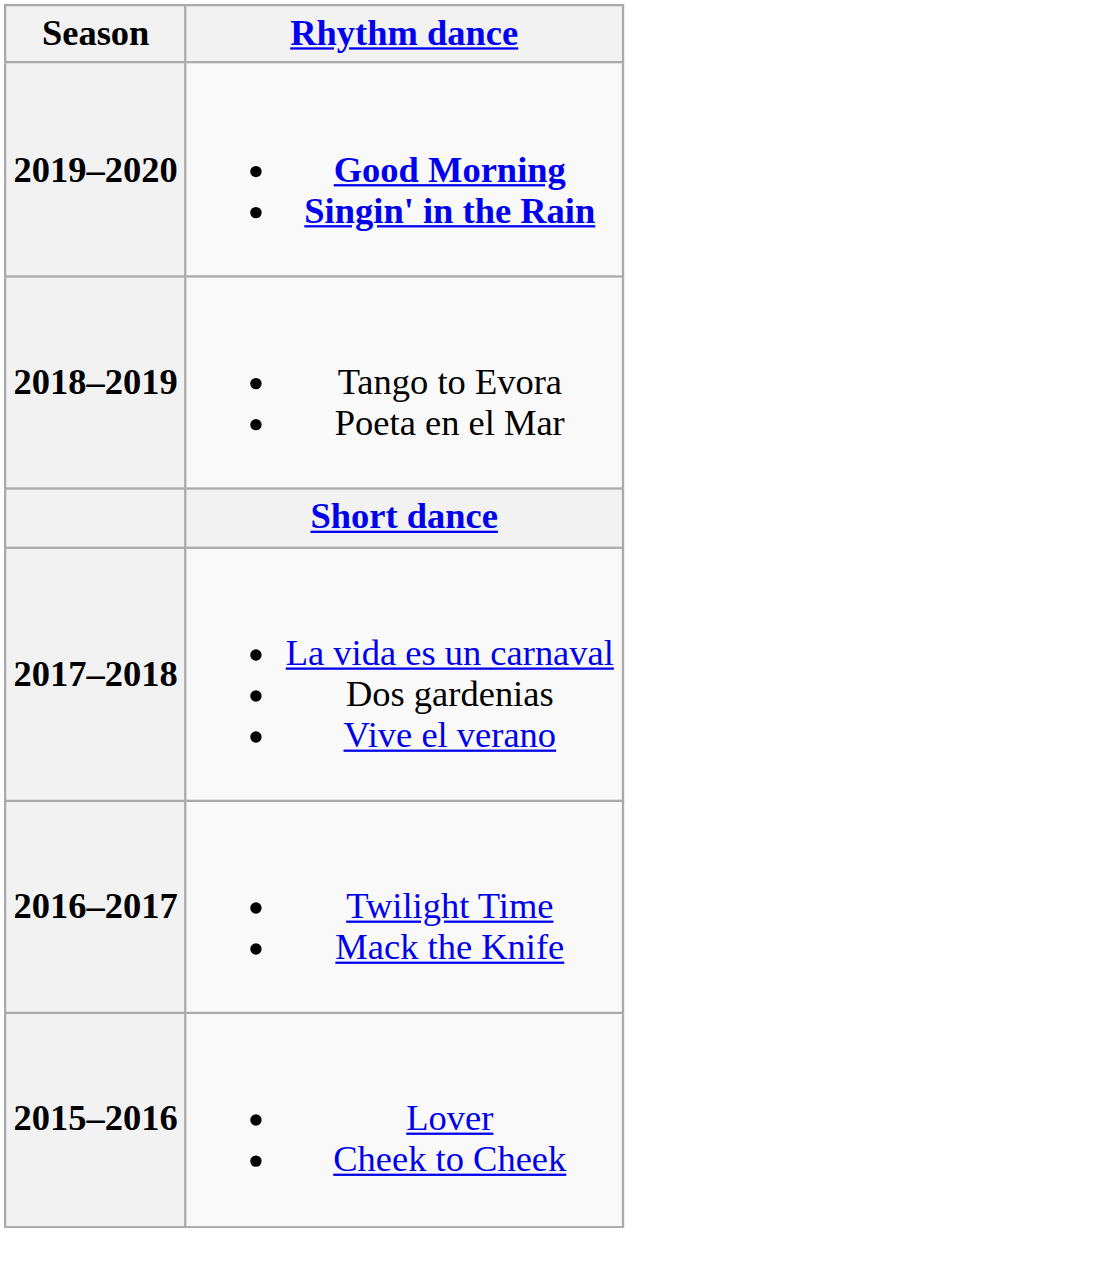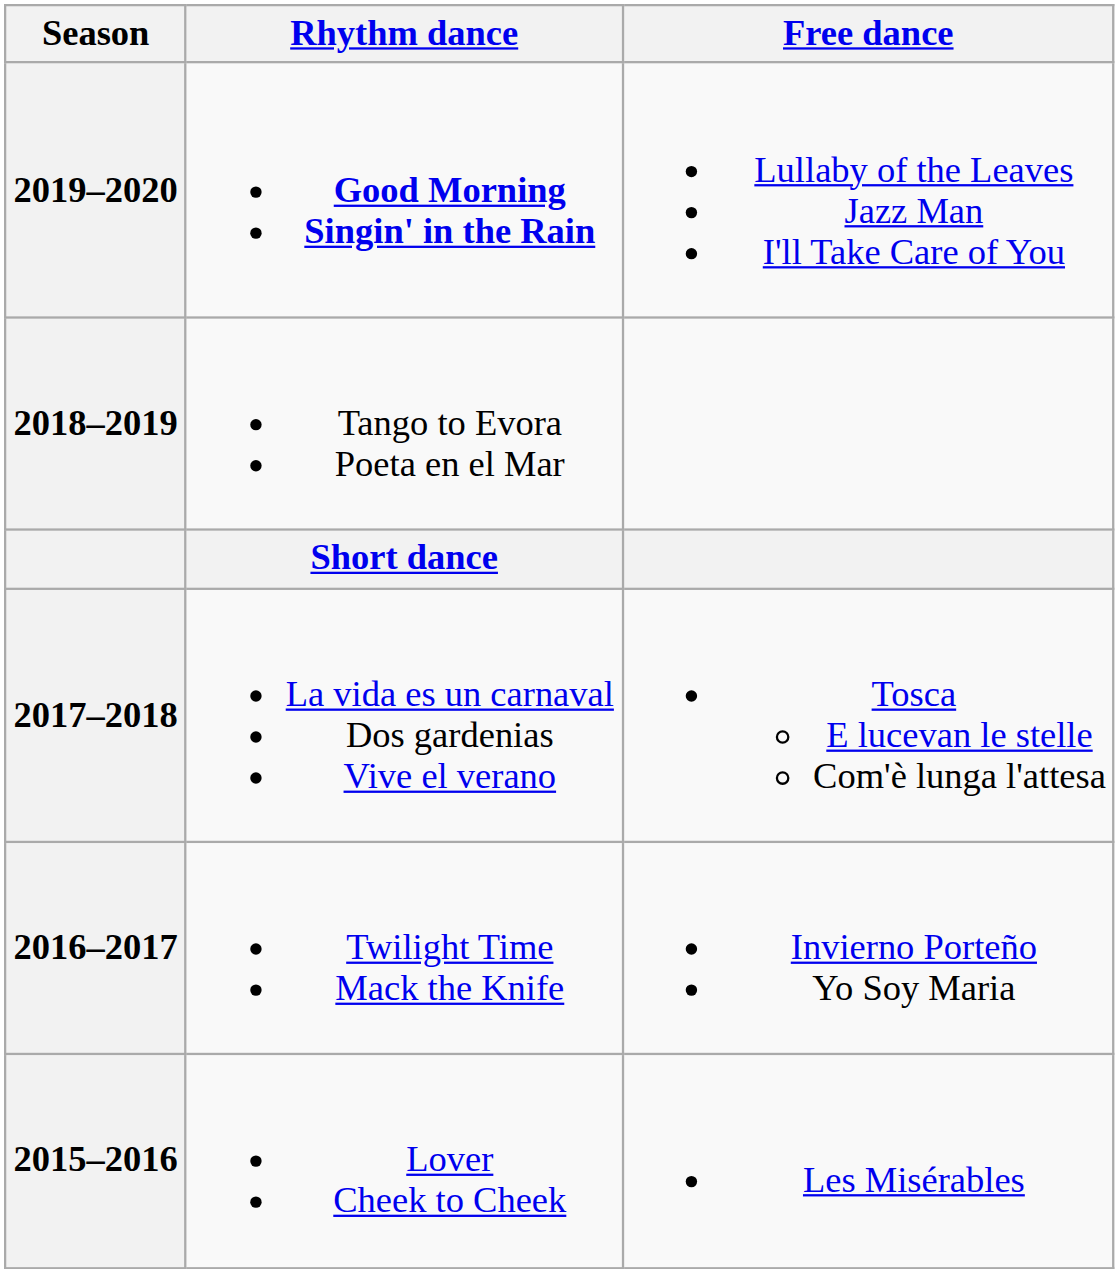+ column: (868, 33)
